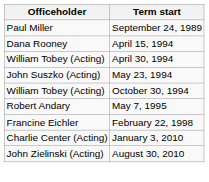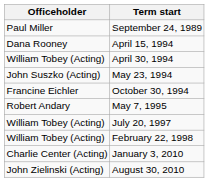(56, 91) William Tobey (Acting) -> (42, 91) Francine Eichler
+ row: (142, 122)
(42, 122) Francine Eichler -> (56, 138) William Tobey (Acting)
